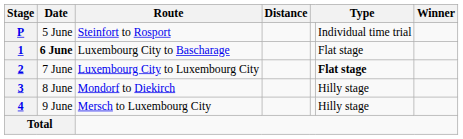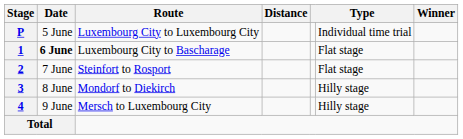(124, 32) Steinfort to Rosport -> (168, 32) Luxembourg City to Luxembourg City
(168, 69) Luxembourg City to Luxembourg City -> (124, 69) Steinfort to Rosport
(342, 69) bold -> (341, 69) normal
